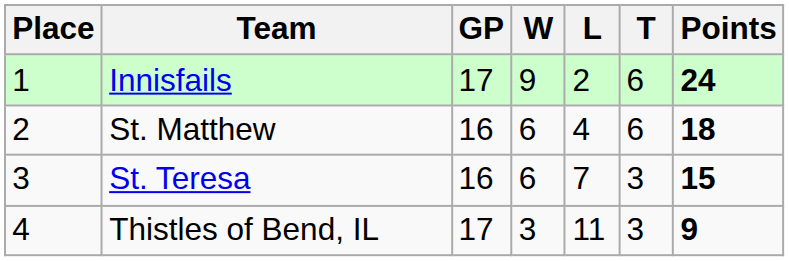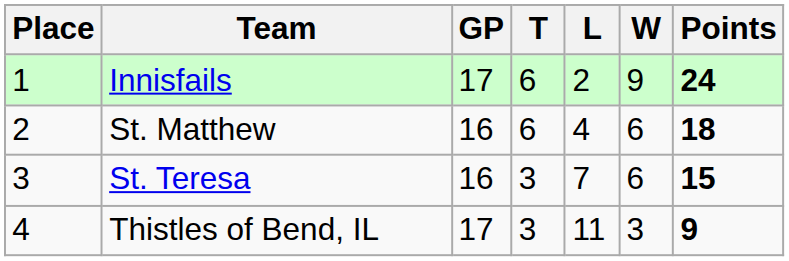columns swapped: (538, 29) <-> (646, 29)
